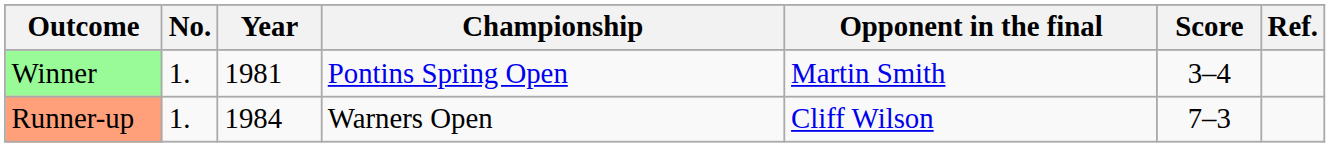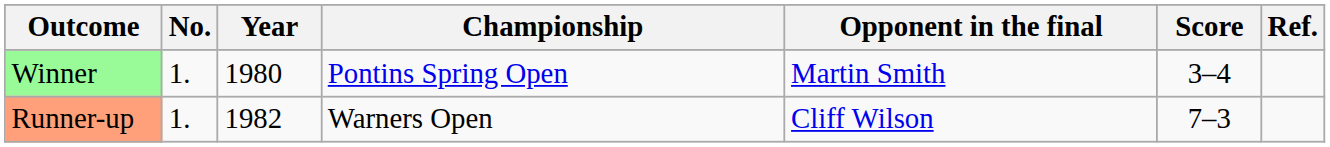(253, 73) 1981 -> (253, 73) 1980
(253, 118) 1984 -> (253, 118) 1982
